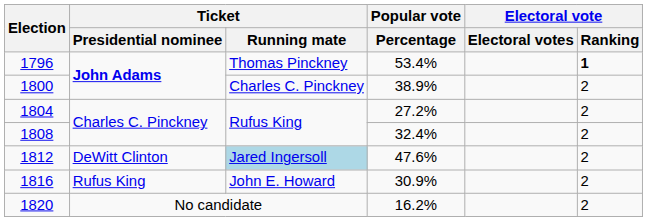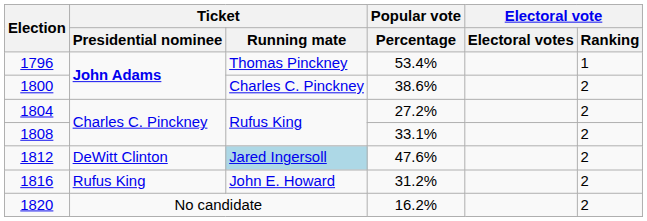(585, 63) bold -> (585, 63) normal
(416, 87) 38.9% -> (416, 87) 38.6%
(416, 134) 32.4% -> (416, 134) 33.1%
(416, 181) 30.9% -> (416, 181) 31.2%
